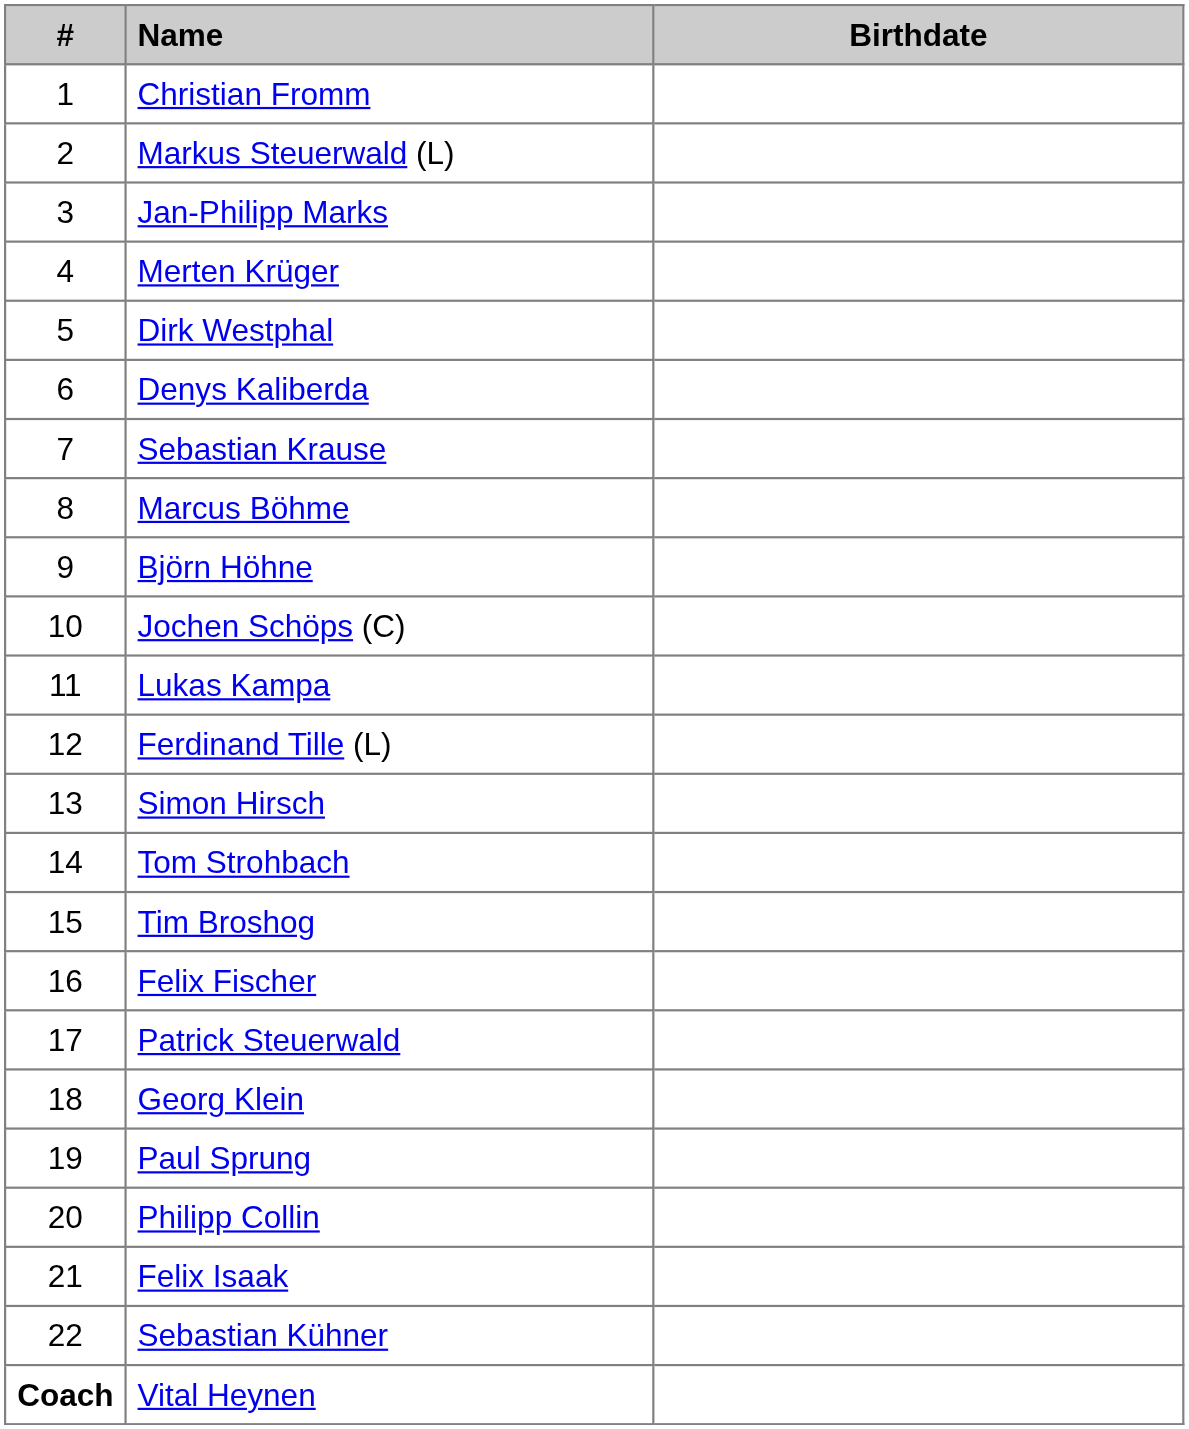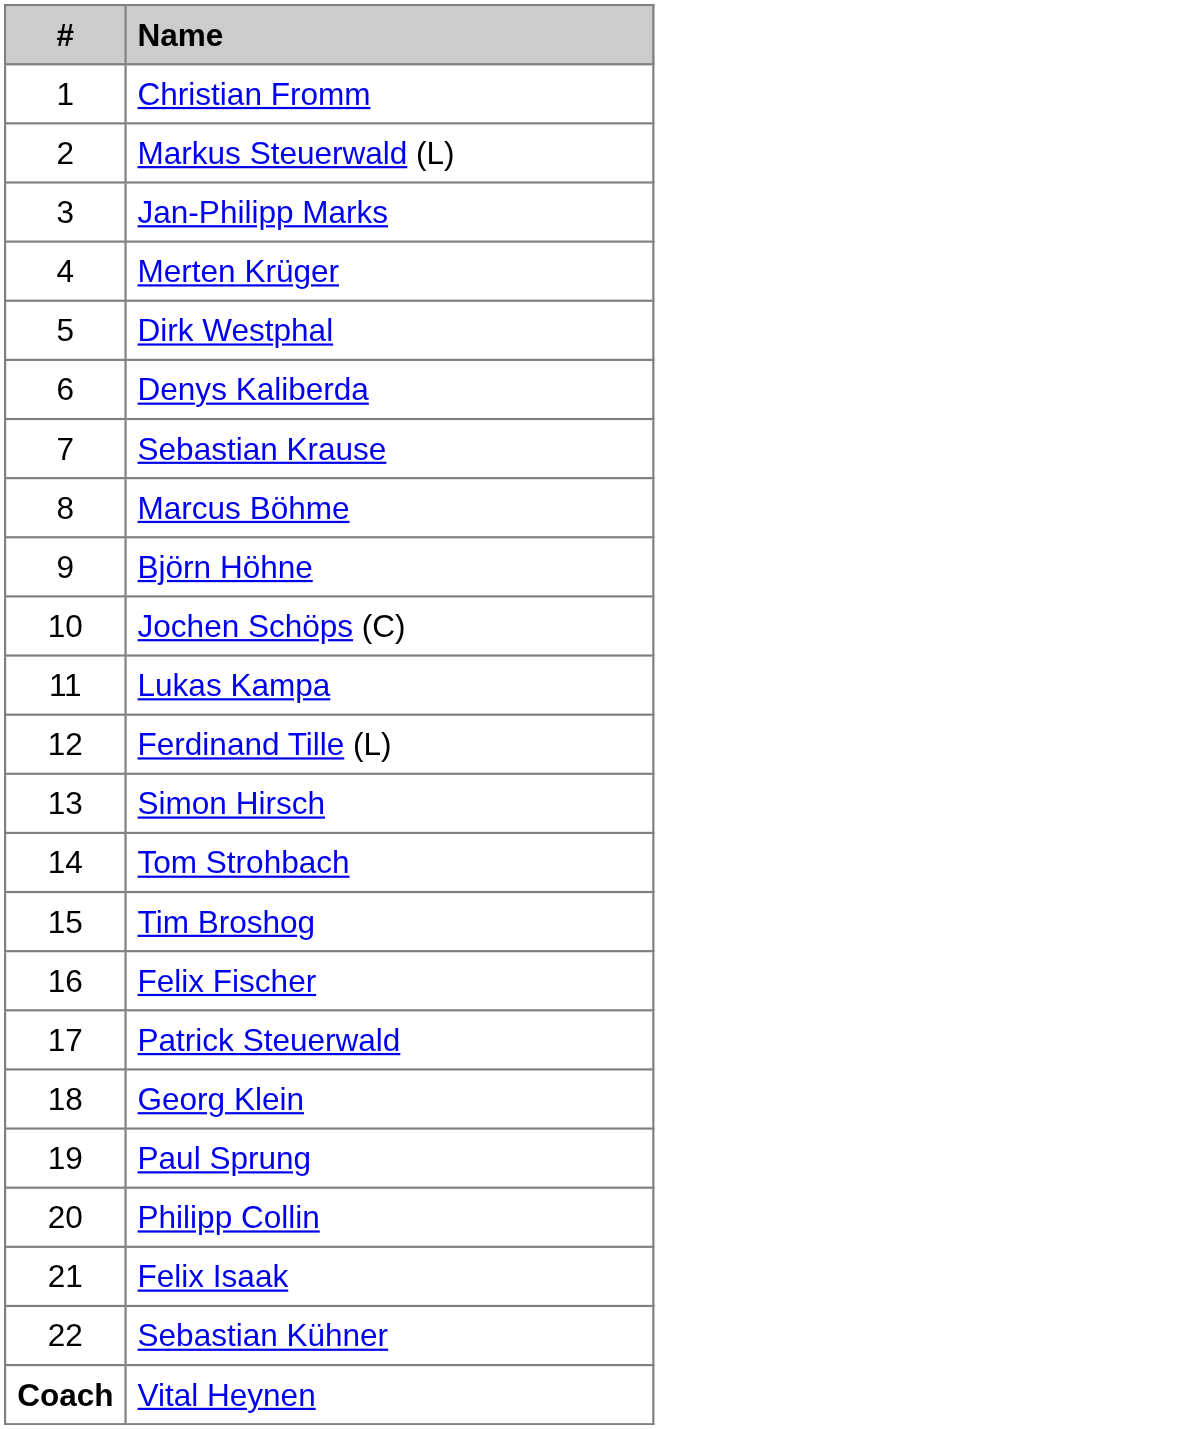- column: (918, 35)
